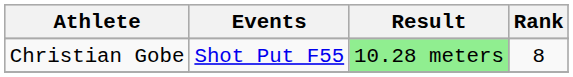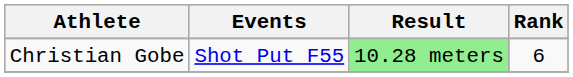(539, 56) 8 -> (539, 56) 6
